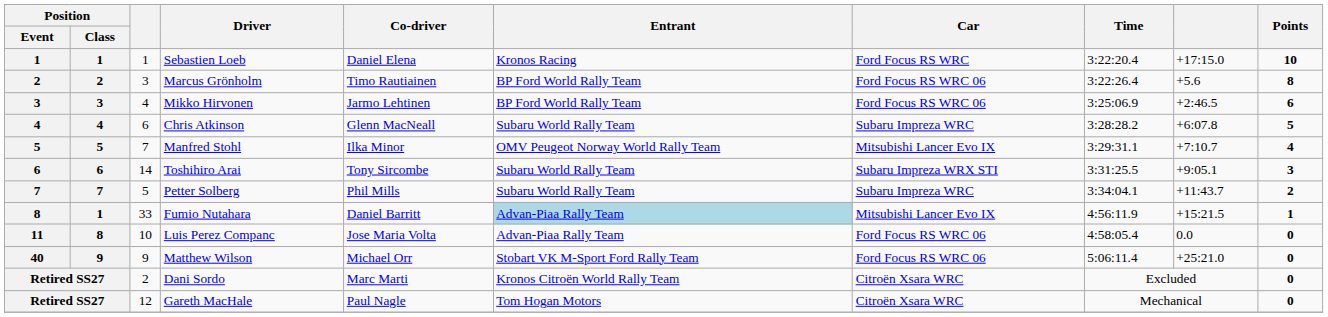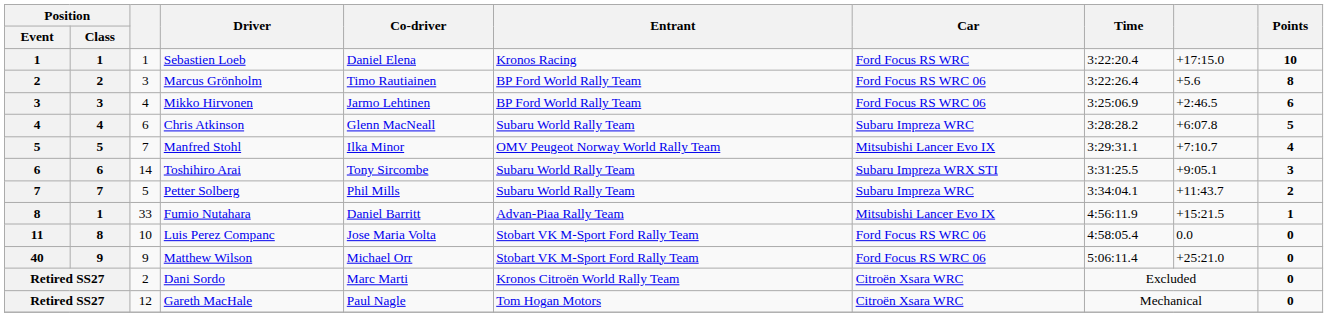(560, 212) lightblue background -> (560, 212) no background
(560, 234) Advan-Piaa Rally Team -> (597, 234) Stobart VK M-Sport Ford Rally Team
